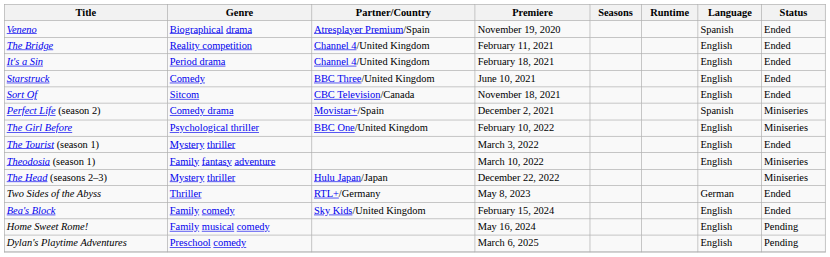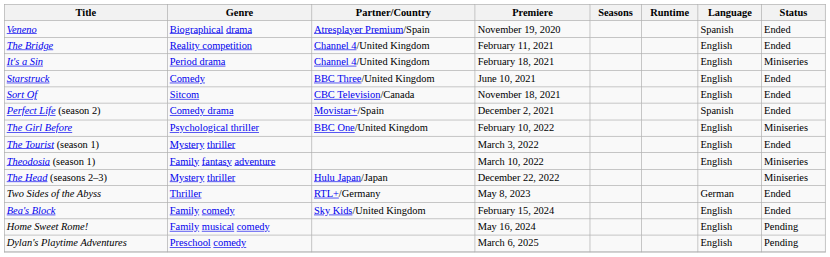(777, 62) Ended -> (786, 62) Miniseries
(786, 111) Miniseries -> (777, 111) Ended
